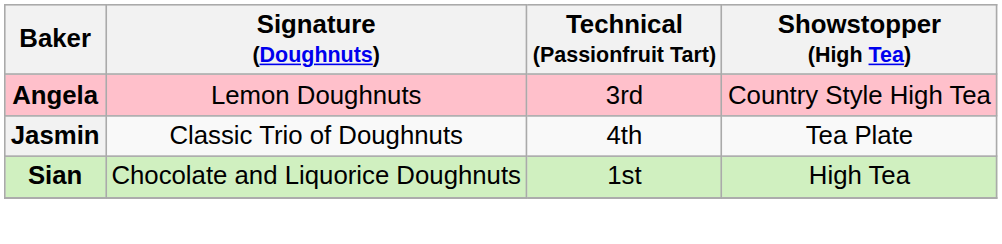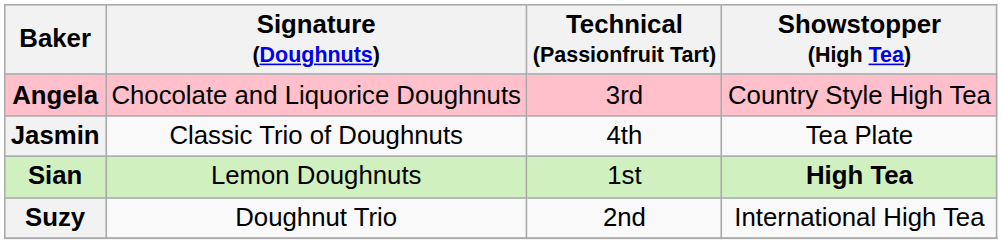(316, 94) Lemon Doughnuts -> (316, 94) Chocolate and Liquorice Doughnuts
(316, 176) Chocolate and Liquorice Doughnuts -> (316, 176) Lemon Doughnuts
(859, 176) normal -> (859, 176) bold
+ row: (55, 217)
